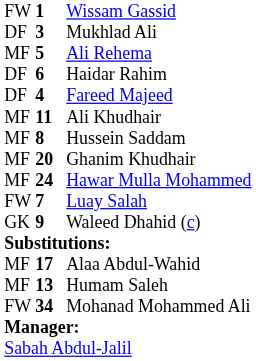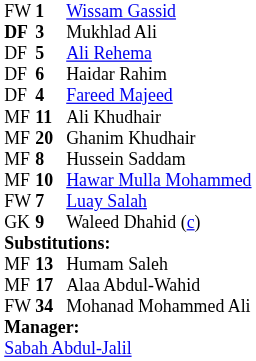(16, 32) normal -> (16, 32) bold
(17, 53) MF -> (16, 53) DF
rows swapped: (126, 137) <-> (131, 158)
(44, 180) 24 -> (44, 180) 10
rows swapped: (133, 264) <-> (117, 285)
